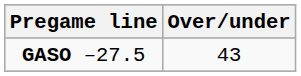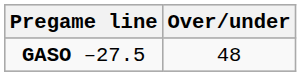(229, 55) 43 -> (229, 55) 48
